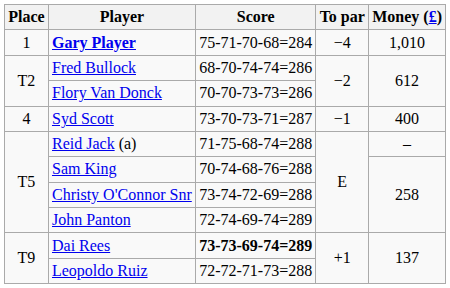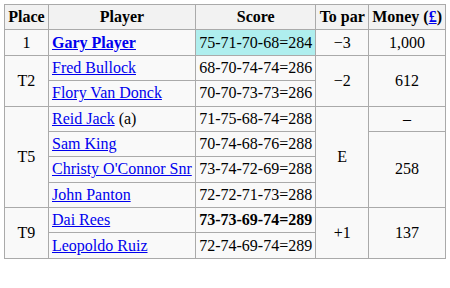(256, 42) no background -> (256, 42) paleturquoise background
(342, 42) −4 -> (342, 42) −3
(407, 42) 1,010 -> (407, 42) 1,000
- row: (83, 118)
(256, 220) 72-74-69-74=289 -> (256, 194) 72-72-71-73=288
(256, 270) 72-72-71-73=288 -> (256, 245) 72-74-69-74=289
